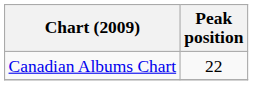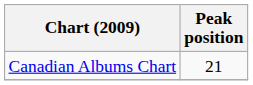(214, 65) 22 -> (214, 65) 21
